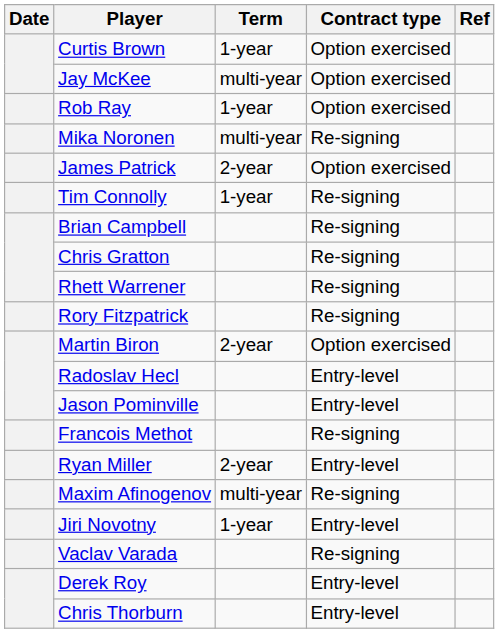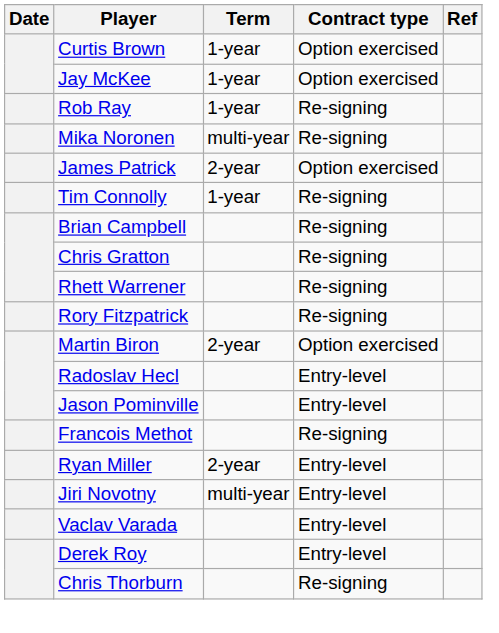(261, 78) multi-year -> (234, 78) 1-year
(381, 108) Option exercised -> (343, 108) Re-signing
- row: (135, 494)
(246, 524) 1-year -> (248, 494) multi-year
(355, 553) Re-signing -> (342, 524) Entry-level
(355, 613) Entry-level -> (343, 583) Re-signing
